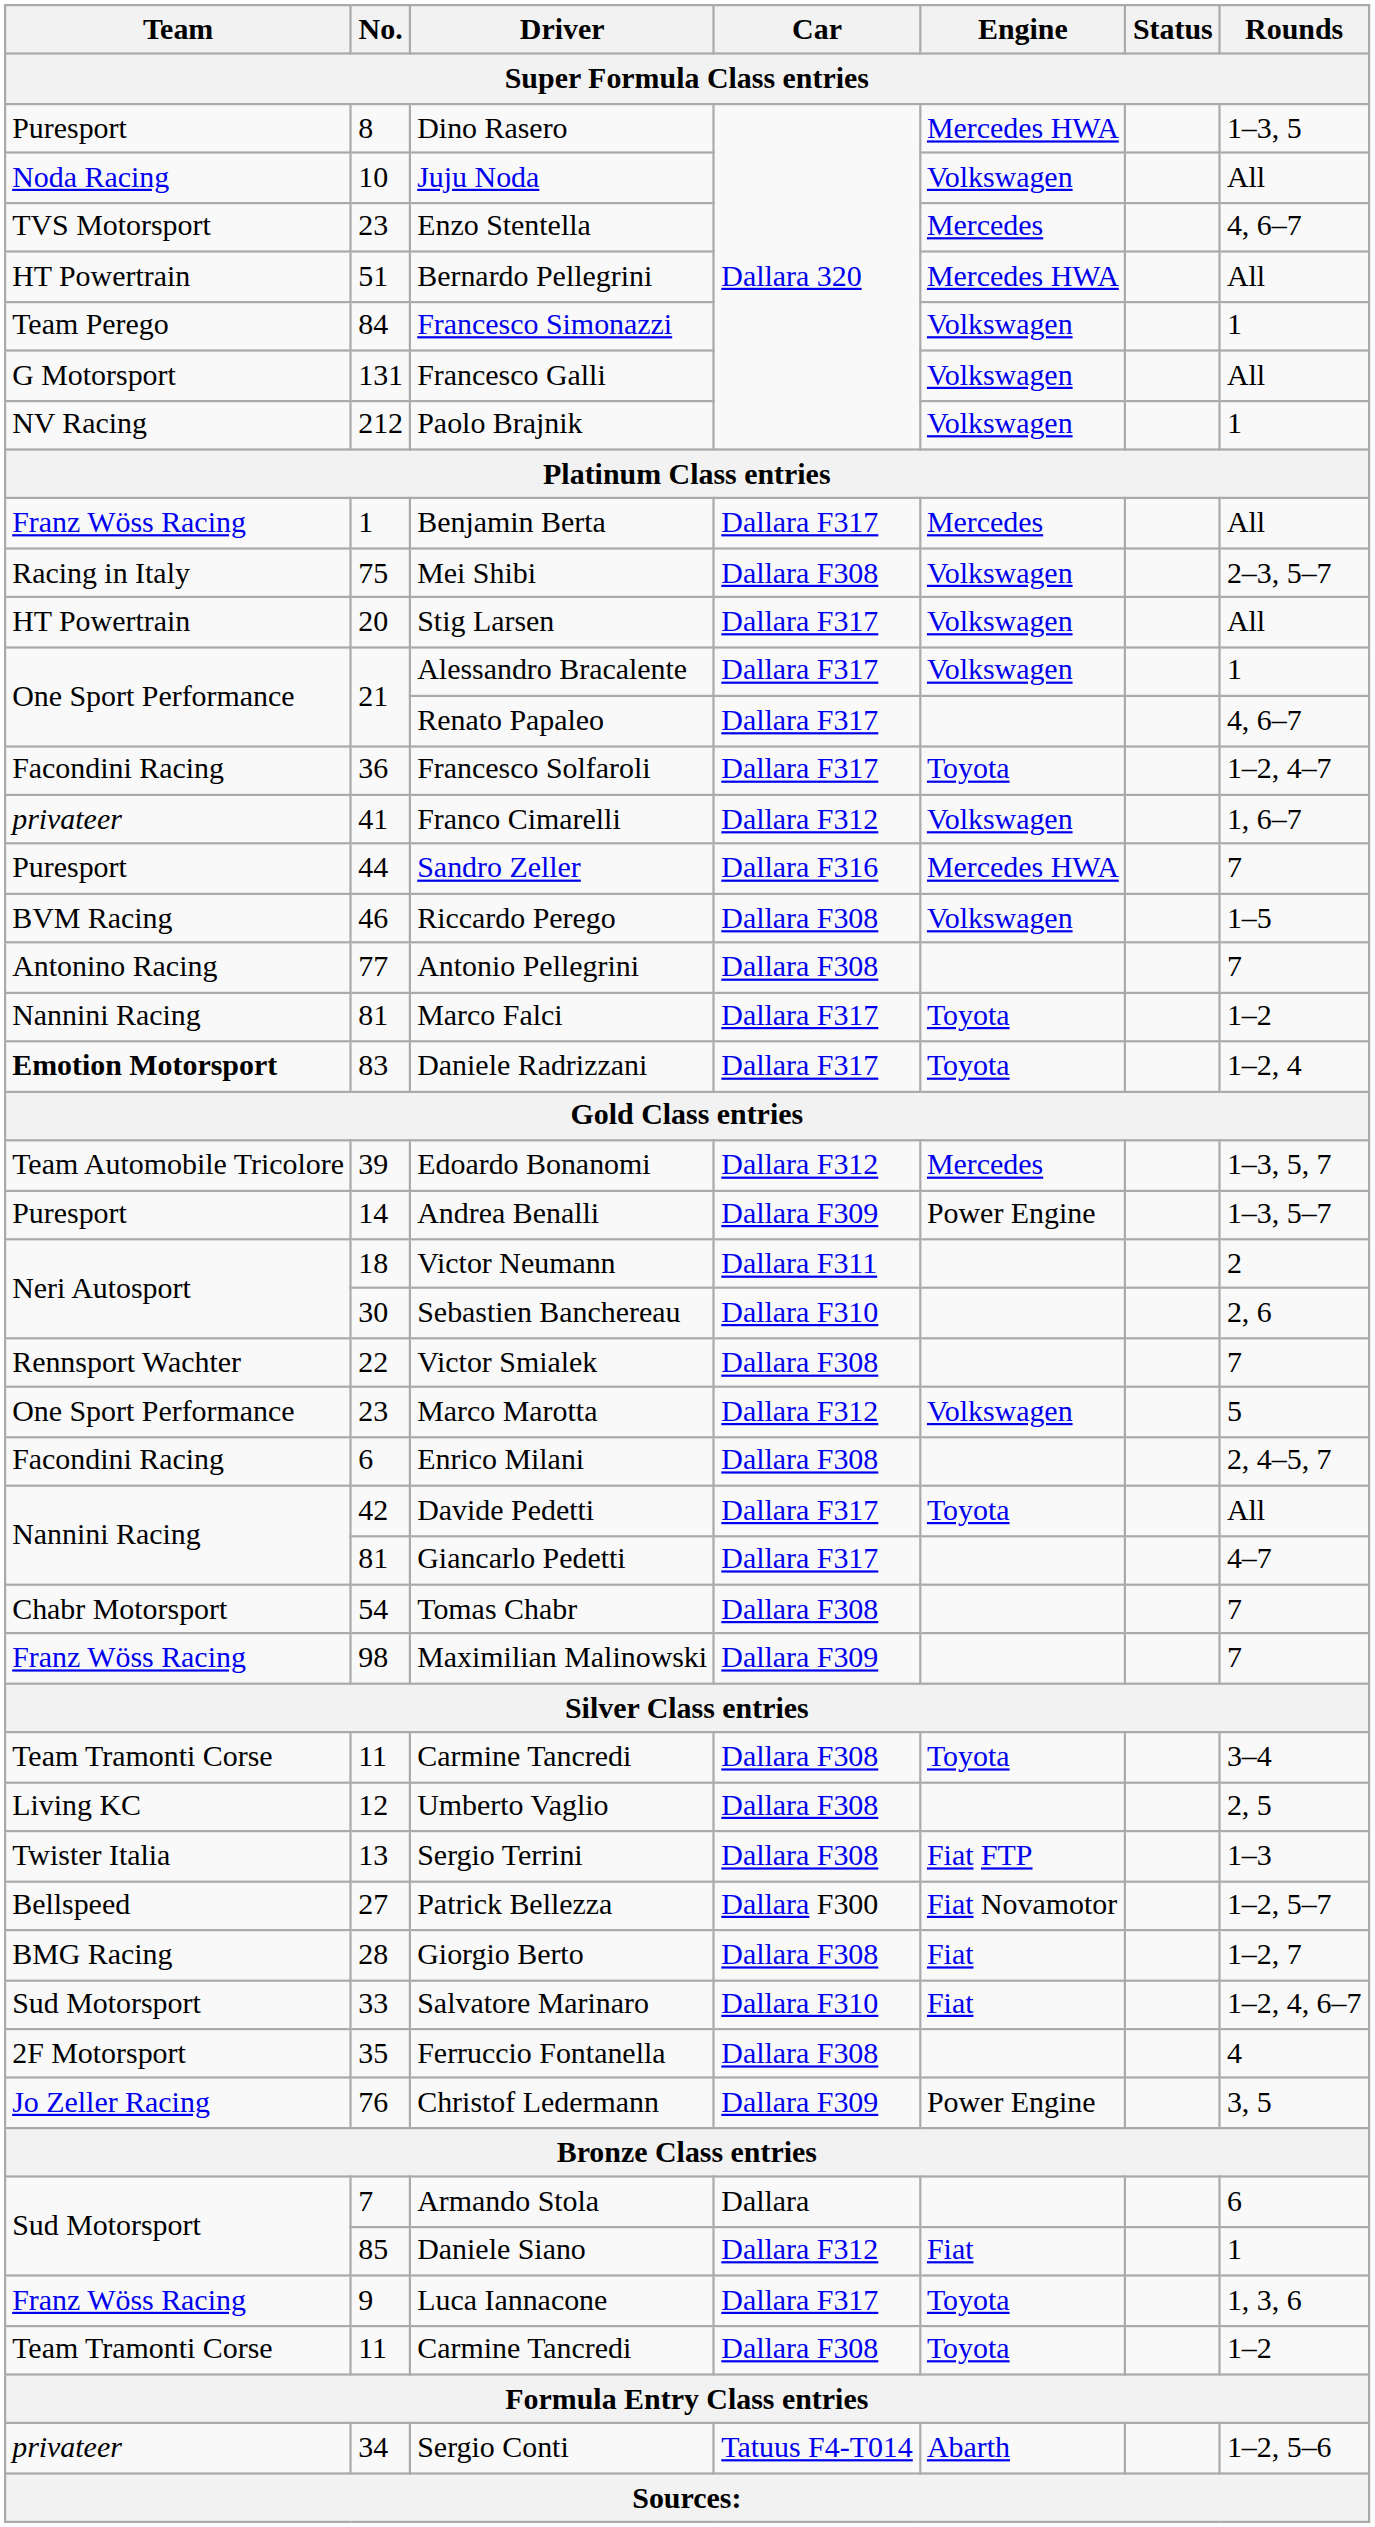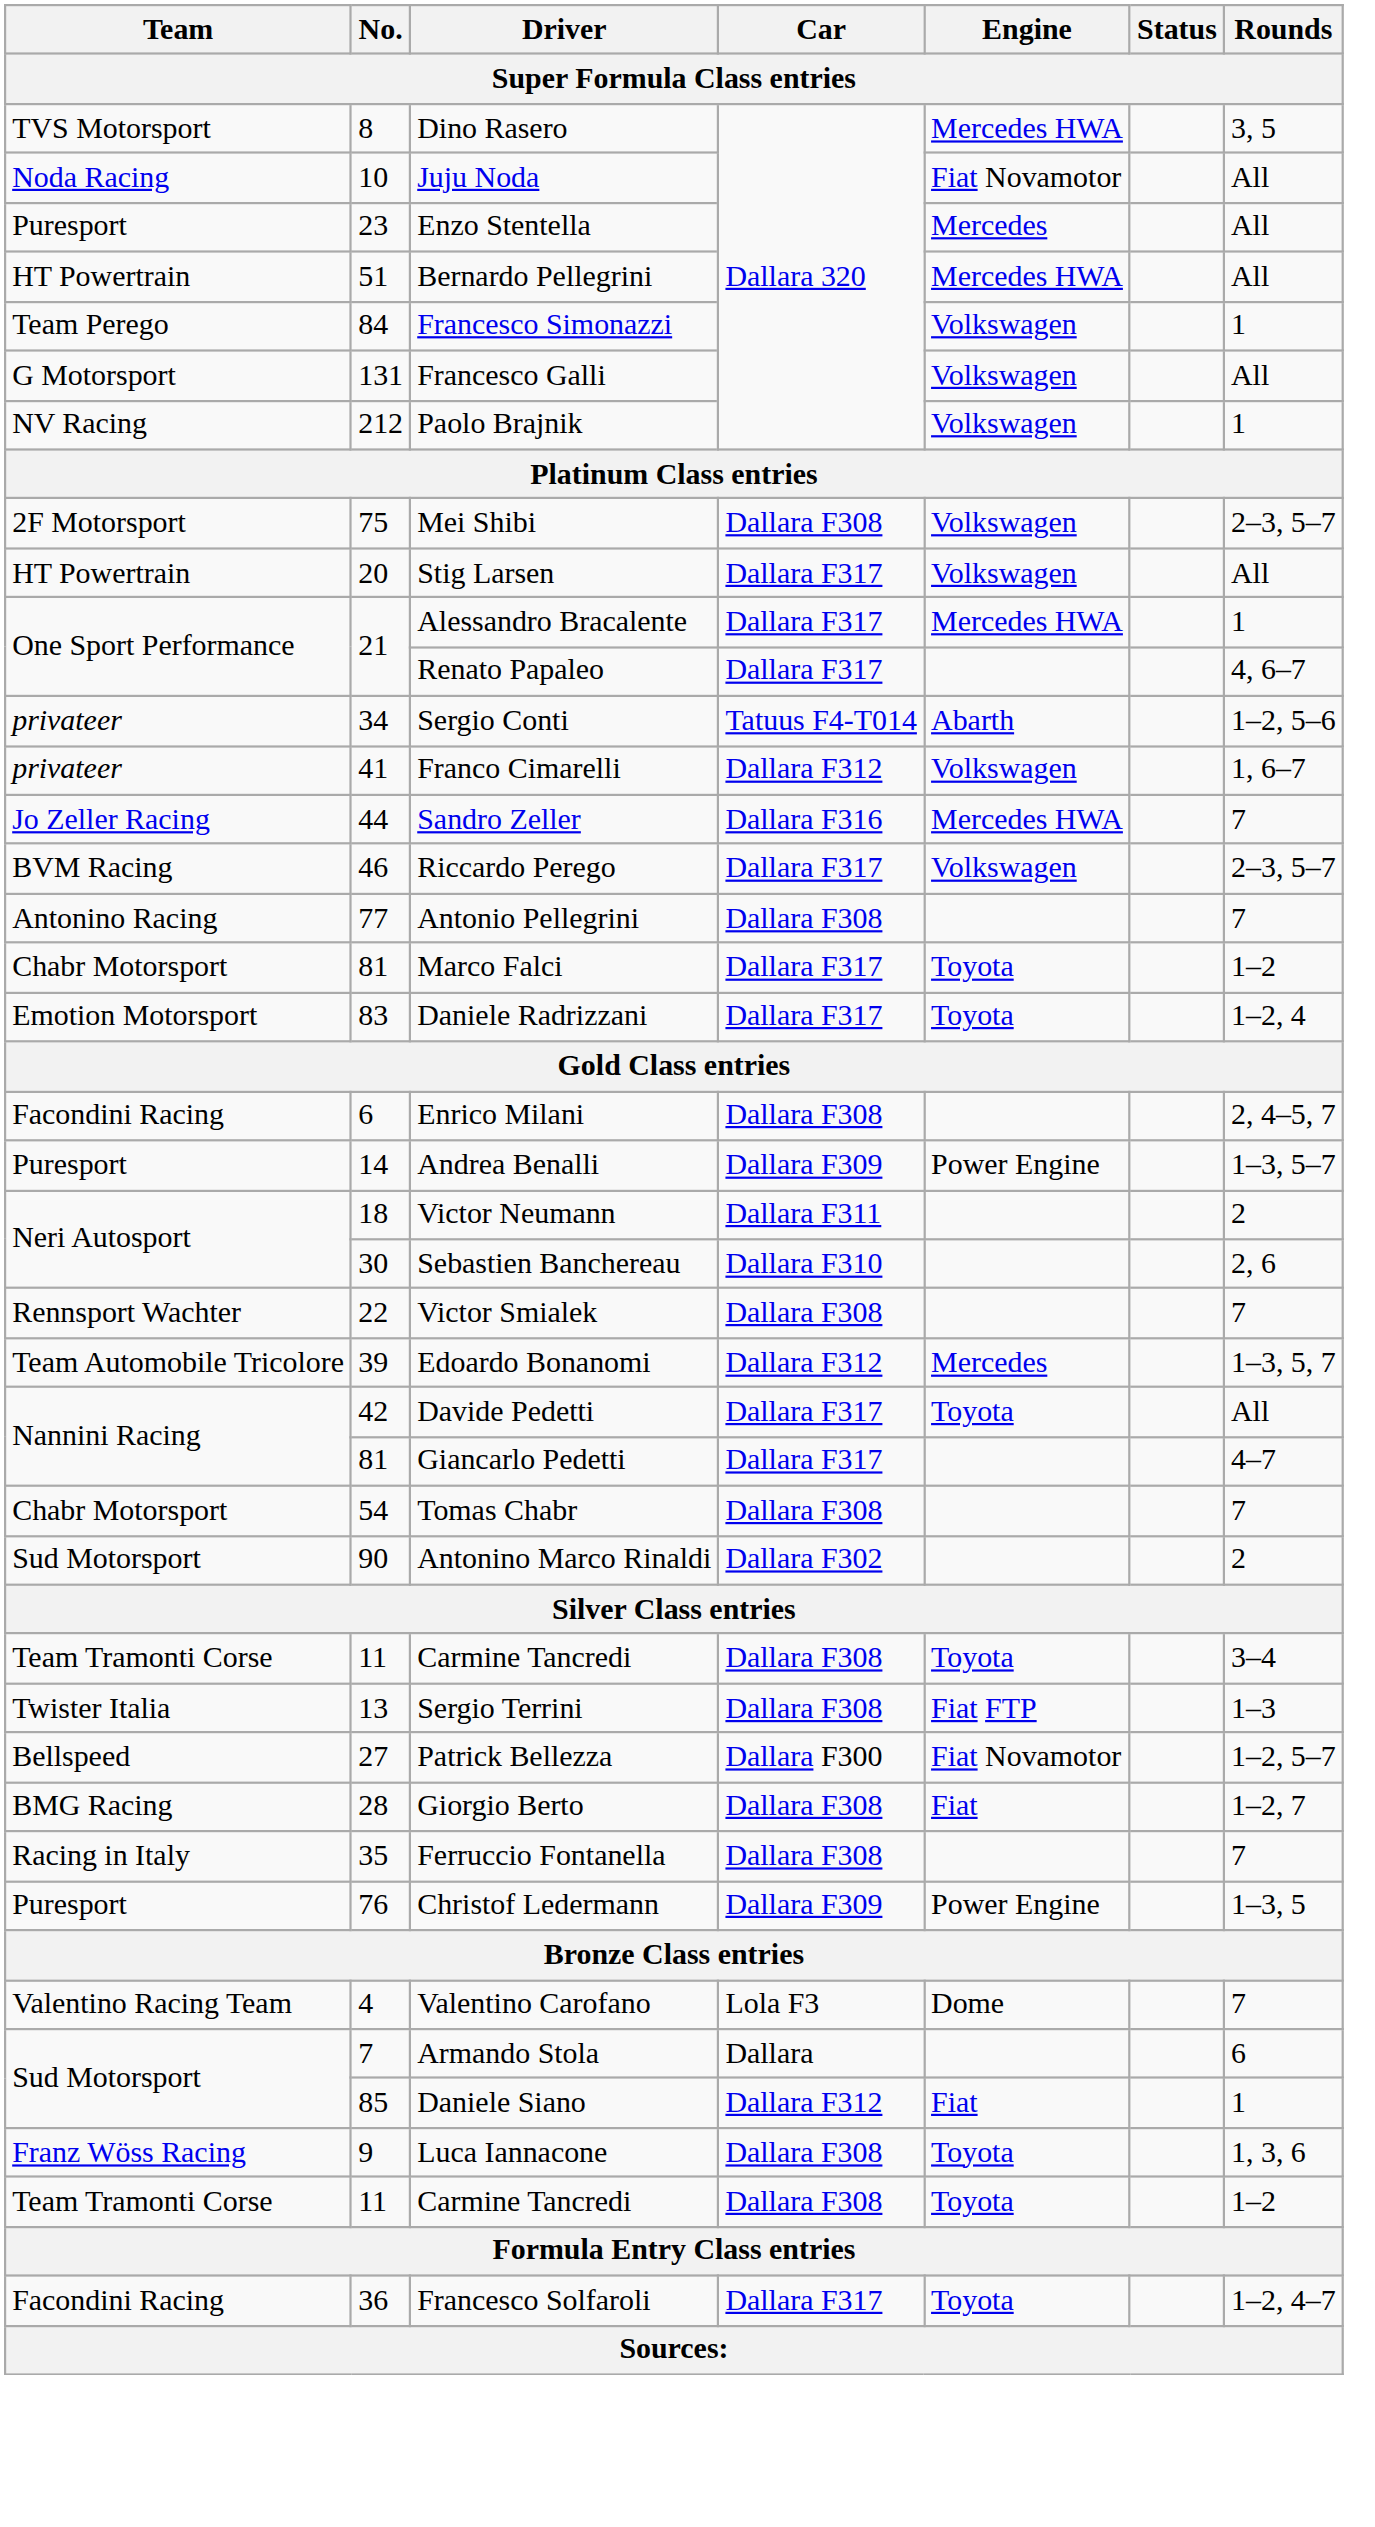(70, 127) Puresport -> (111, 127) TVS Motorsport
(1264, 127) 1–3, 5 -> (1253, 127) 3, 5
(1000, 176) Volkswagen -> (1026, 176) Fiat Novamotor
(111, 226) TVS Motorsport -> (70, 226) Puresport
(1264, 226) 4, 6–7 -> (1250, 226) All
- row: (366, 522)
(101, 571) Racing in Italy -> (99, 522) 2F Motorsport
(1000, 670) Volkswagen -> (1027, 621) Mercedes HWA
rows swapped: (373, 769) <-> (373, 2447)
(70, 867) Puresport -> (111, 818) Jo Zeller Racing
(800, 917) Dallara F308 -> (804, 867) Dallara F317
(1249, 917) 1–5 -> (1283, 867) 2–3, 5–7
(106, 1016) Nannini Racing -> (120, 966) Chabr Motorsport
(145, 1065) bold -> (135, 1016) normal
rows swapped: (366, 1460) <-> (373, 1164)
- row: (373, 1410)
+ row: (373, 1559)
- row: (373, 1657)
- row: (373, 1805)
- row: (373, 2003)
(99, 2052) 2F Motorsport -> (101, 1855) Racing in Italy
(1234, 2052) 4 -> (1238, 1855) 7
(111, 2102) Jo Zeller Racing -> (70, 1904) Puresport
(1249, 2102) 3, 5 -> (1268, 1904) 1–3, 5
+ row: (366, 2003)
(800, 2299) Dallara F317 -> (804, 2151) Dallara F308
